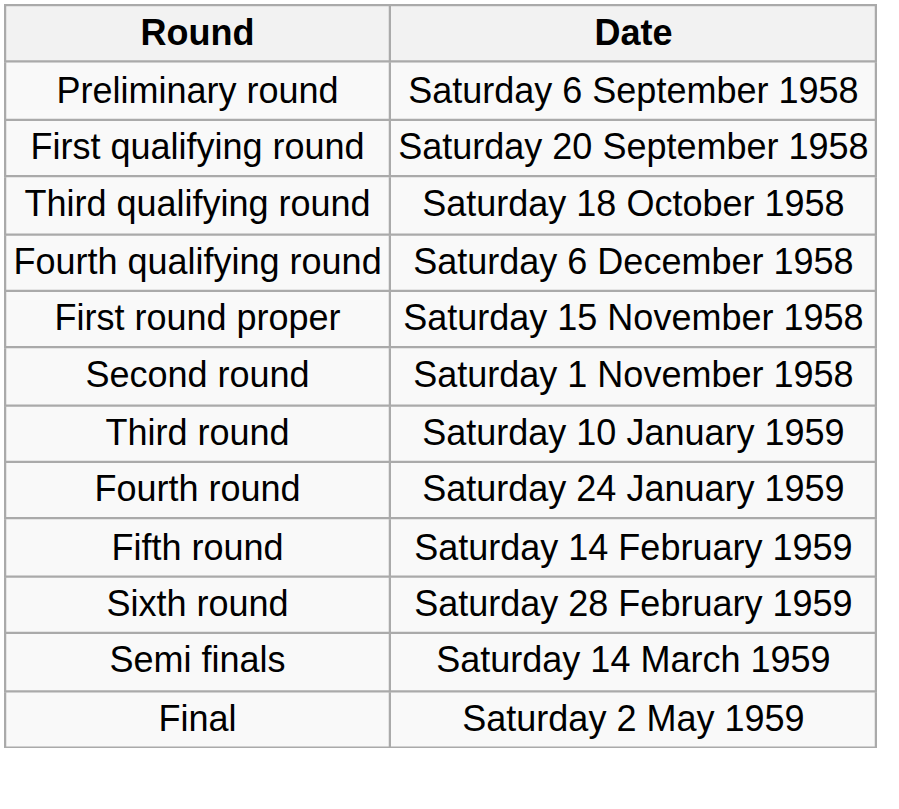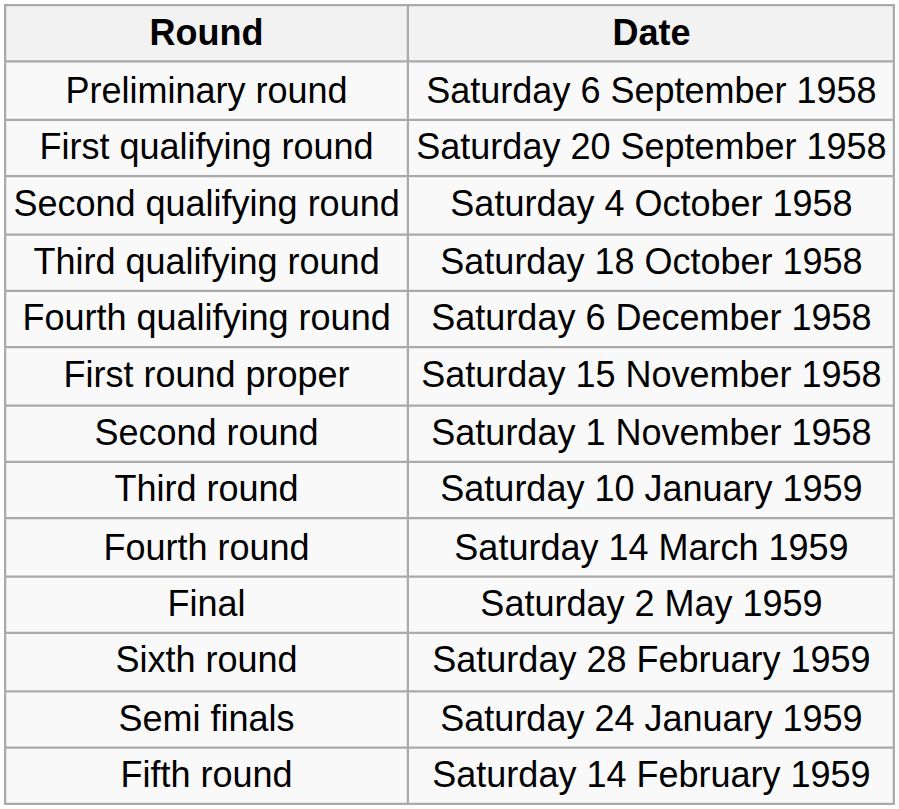+ row: (207, 204)
(633, 489) Saturday 24 January 1959 -> (651, 546) Saturday 14 March 1959
rows swapped: (198, 546) <-> (198, 718)
(633, 661) Saturday 14 March 1959 -> (651, 718) Saturday 24 January 1959
